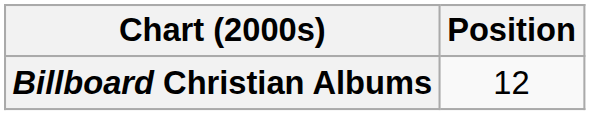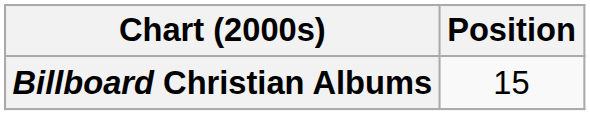(511, 82) 12 -> (511, 82) 15
